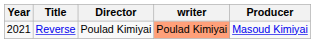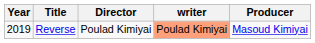(19, 30) 2021 -> (19, 30) 2019
